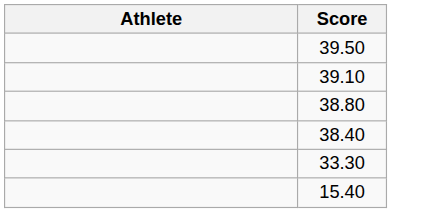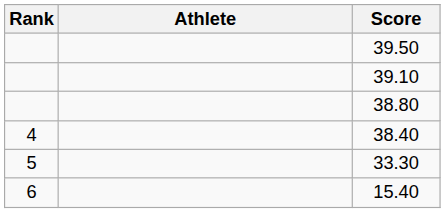+ column: (32, 18)
